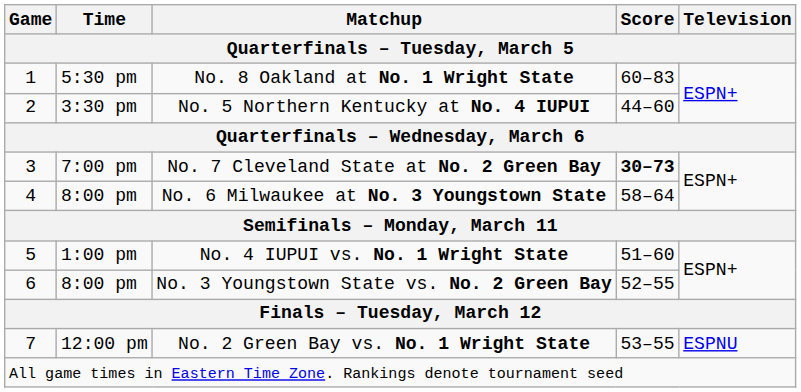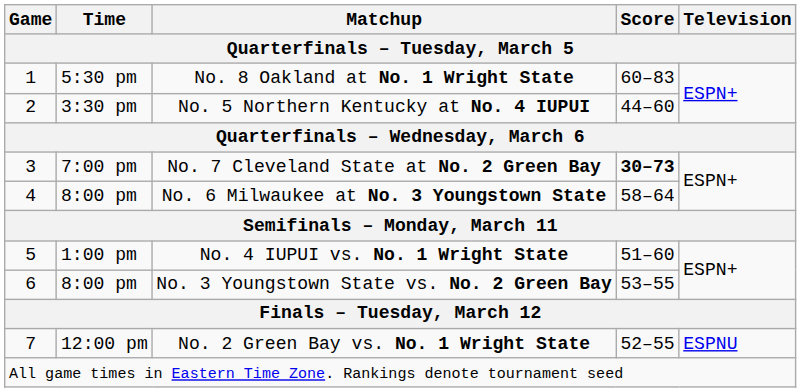(648, 284) 52–55 -> (648, 284) 53–55
(648, 343) 53–55 -> (648, 343) 52–55
